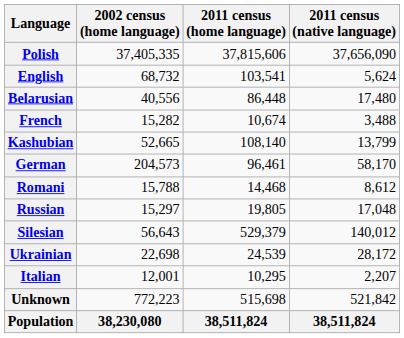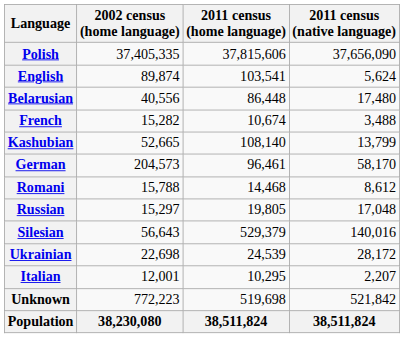(160, 76) 68,732 -> (160, 76) 89,874
(373, 232) 140,012 -> (373, 232) 140,016
(263, 299) 515,698 -> (263, 299) 519,698
